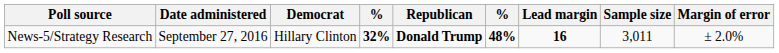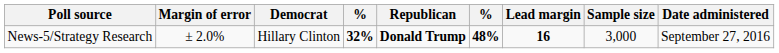columns swapped: (213, 15) <-> (724, 15)
(637, 36) 3,011 -> (621, 36) 3,000
